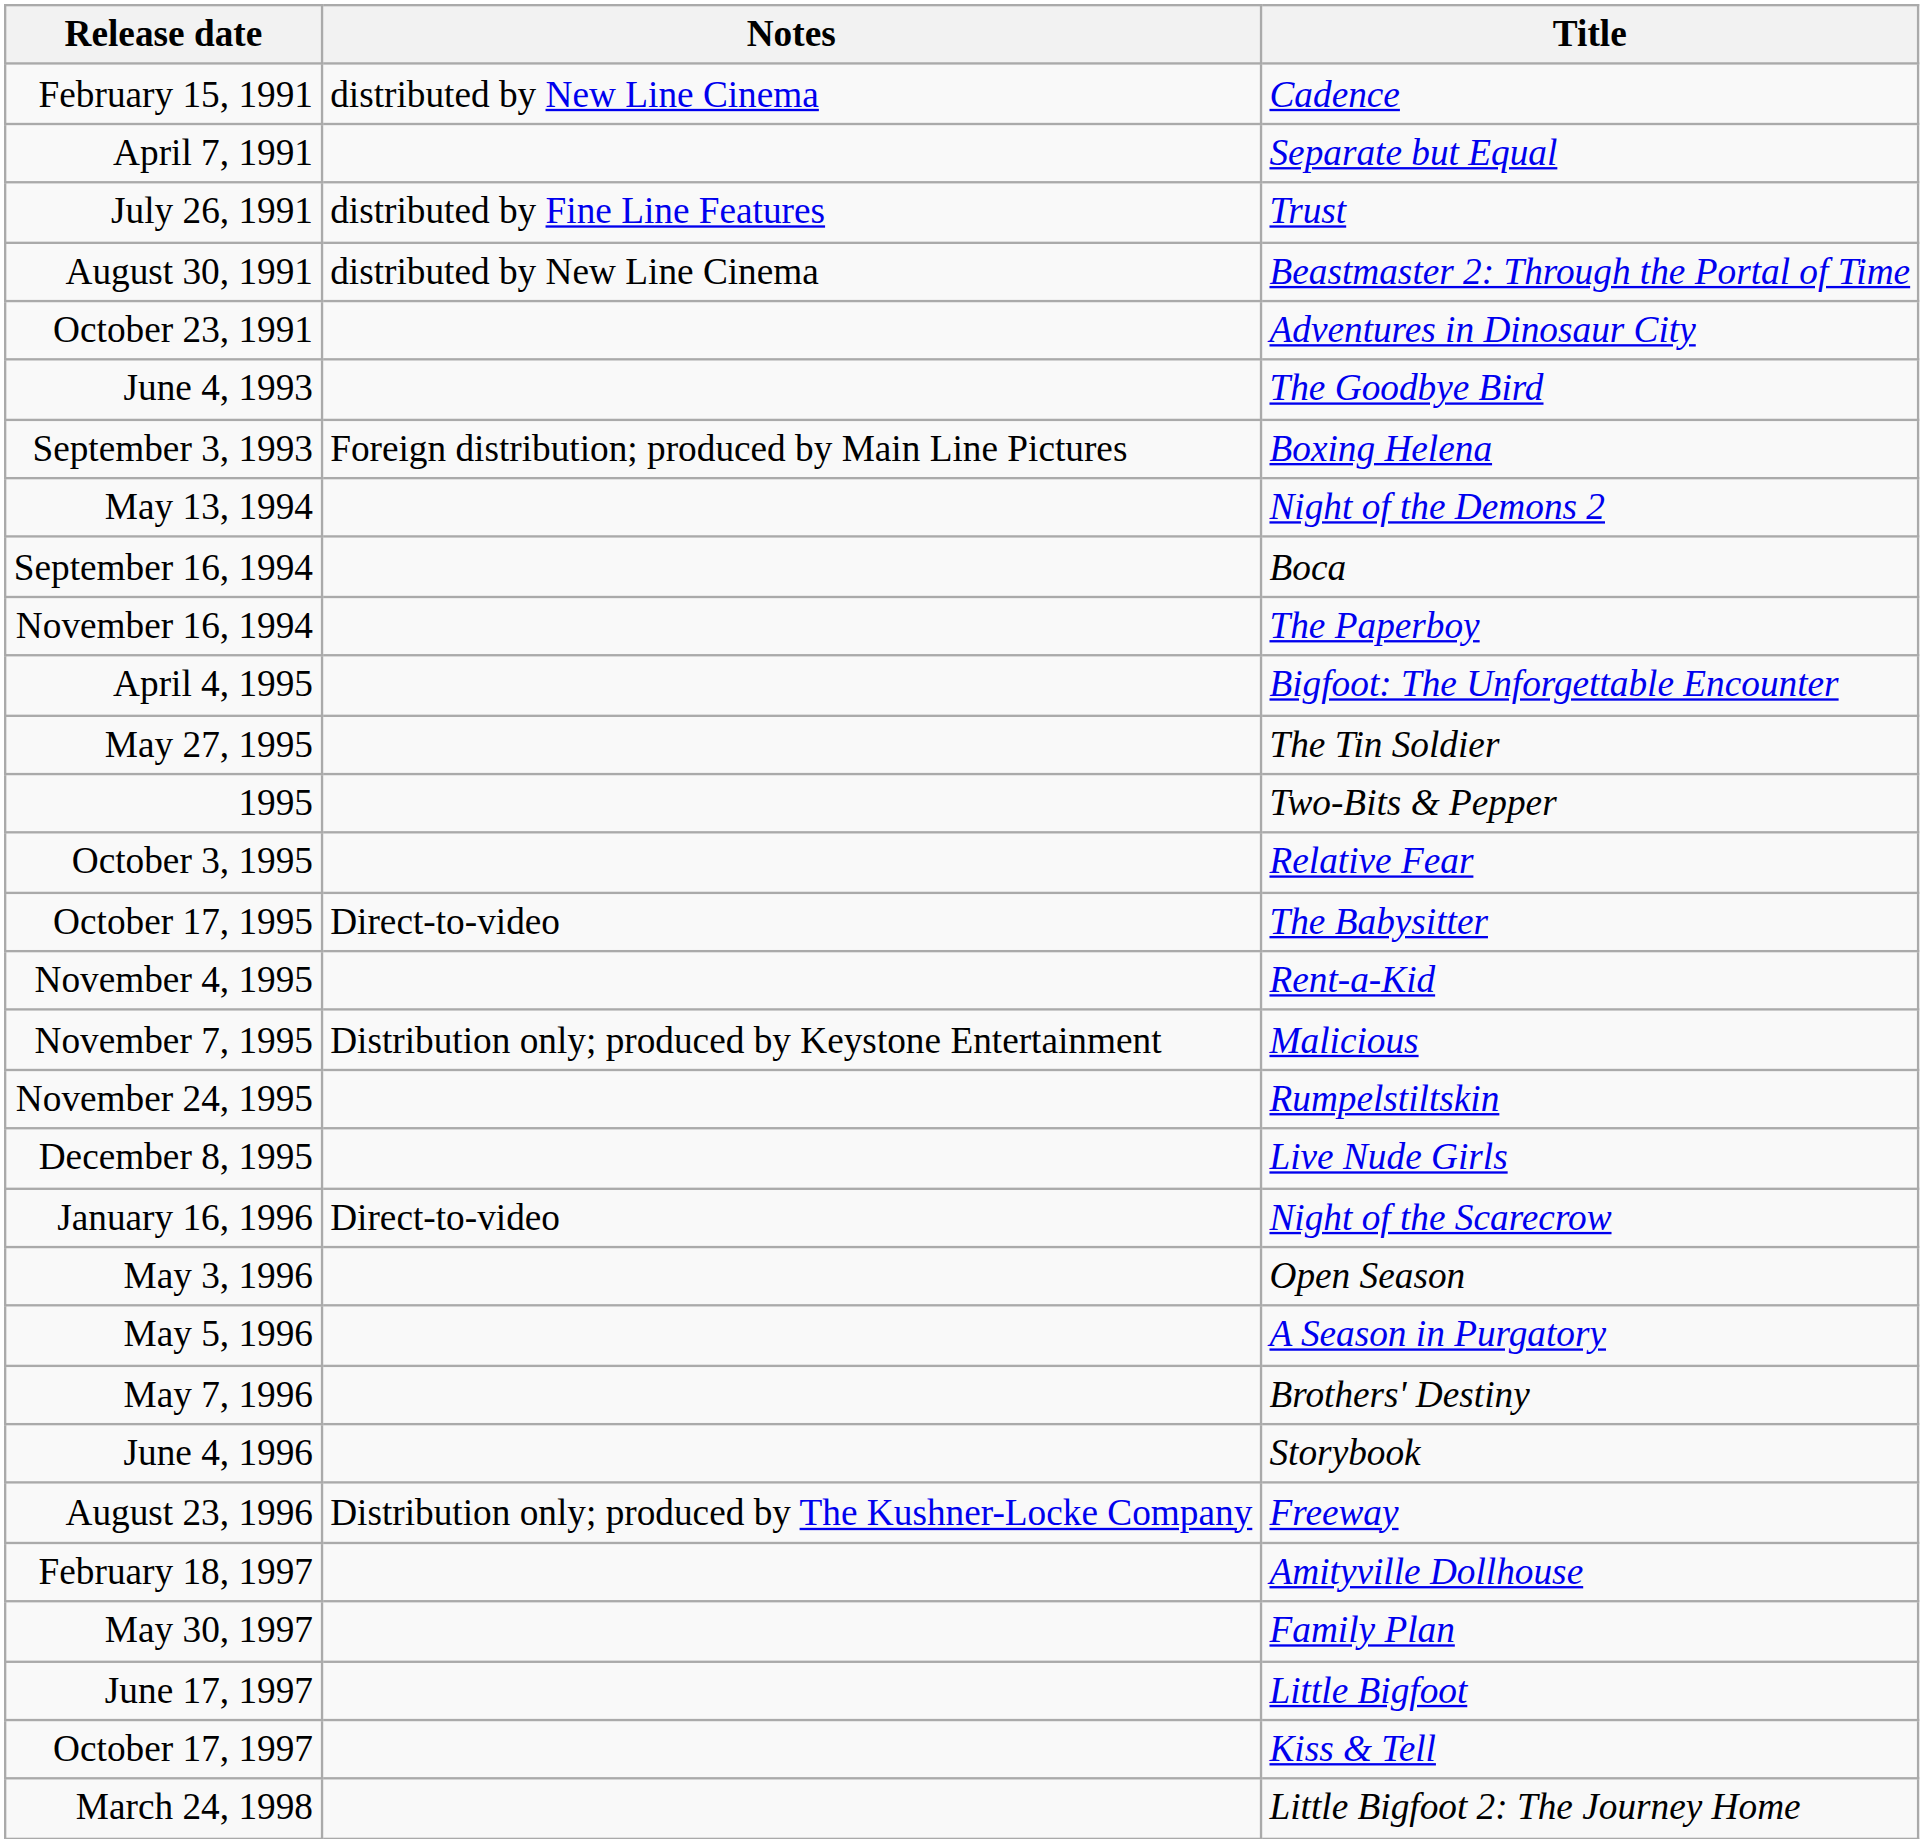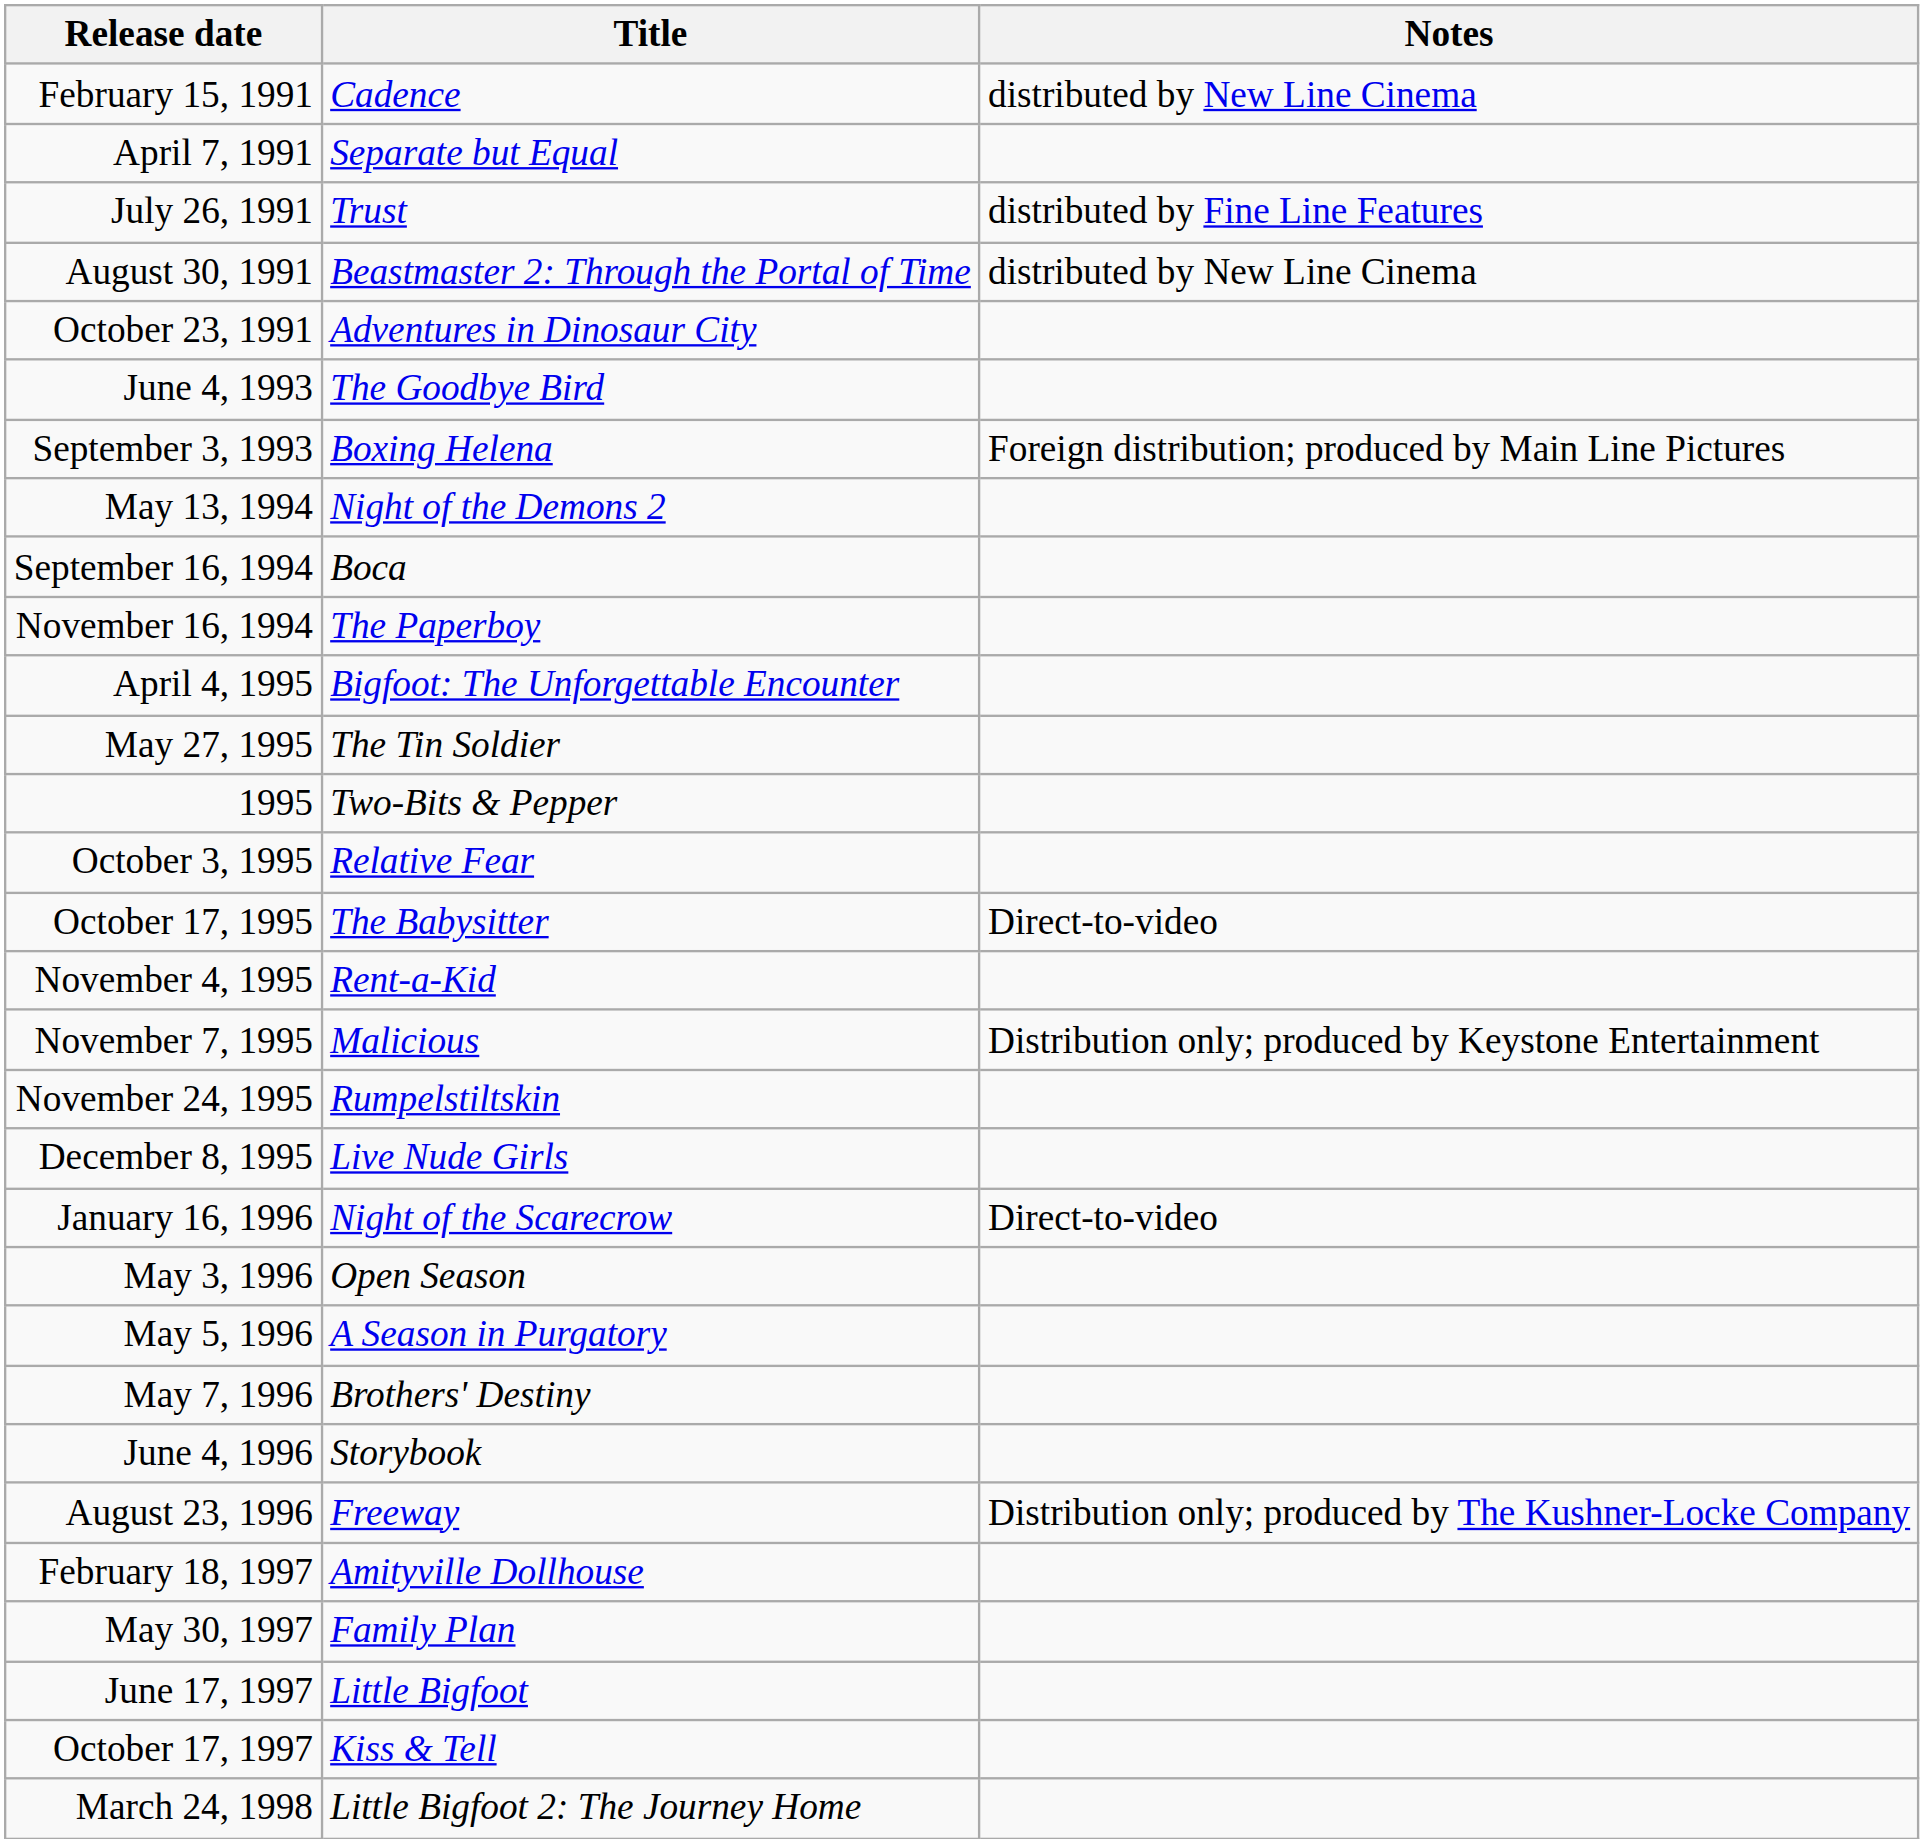columns swapped: (1590, 34) <-> (791, 34)
